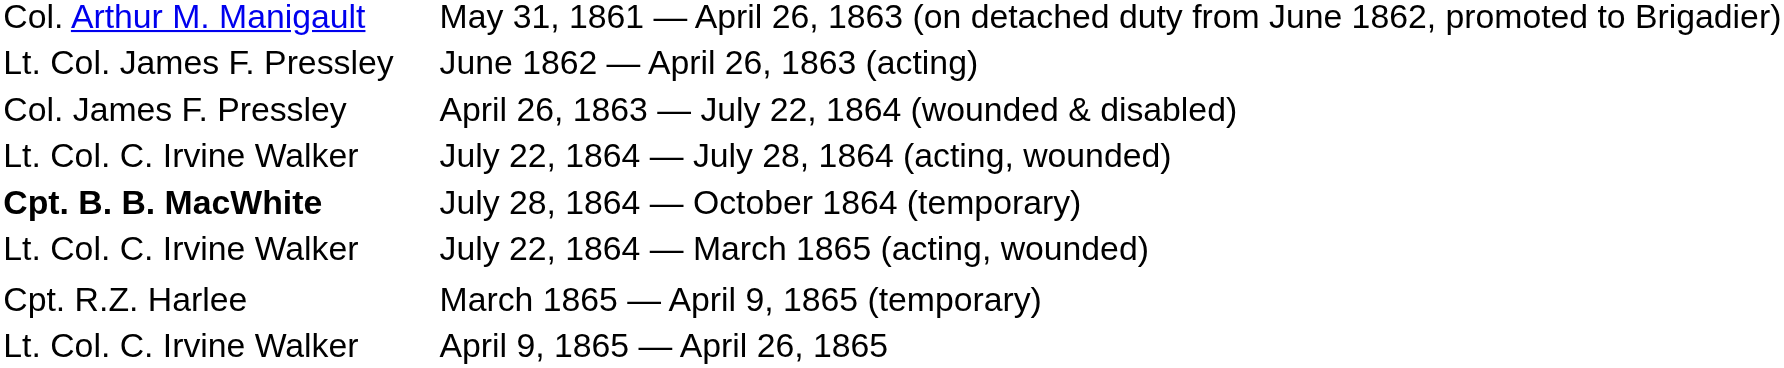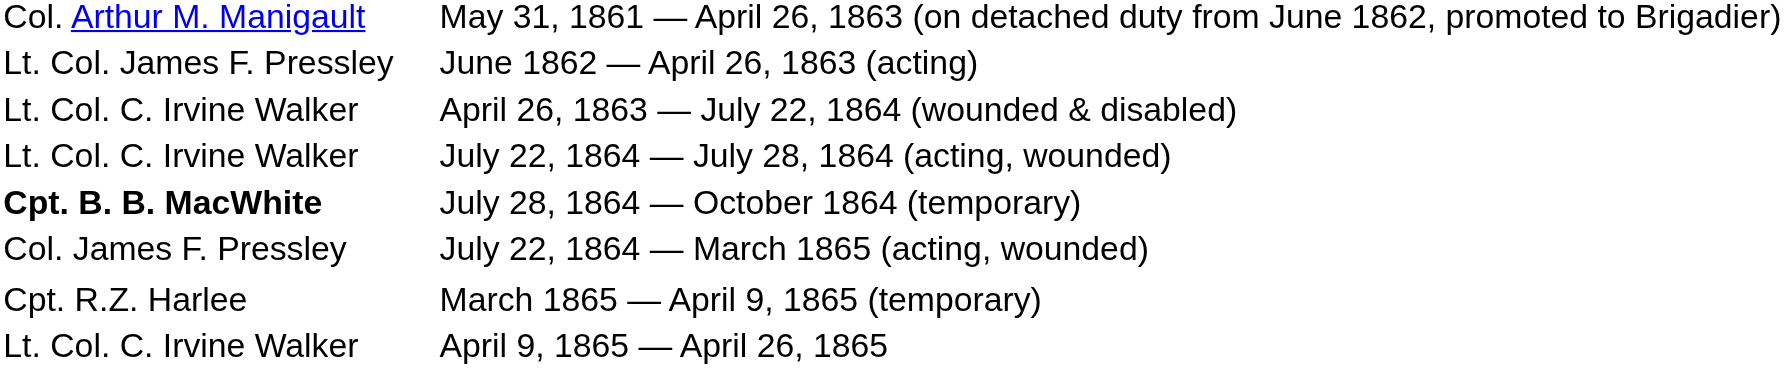(194, 109) Col. James F. Pressley -> (200, 109) Lt. Col. C. Irvine Walker
(200, 248) Lt. Col. C. Irvine Walker -> (194, 248) Col. James F. Pressley
